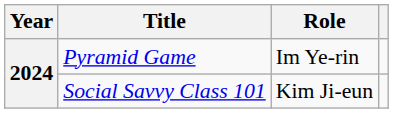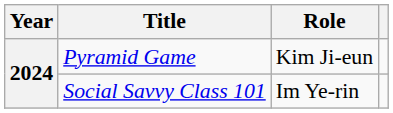(317, 56) Im Ye-rin -> (324, 56) Kim Ji-eun
(324, 90) Kim Ji-eun -> (317, 90) Im Ye-rin
